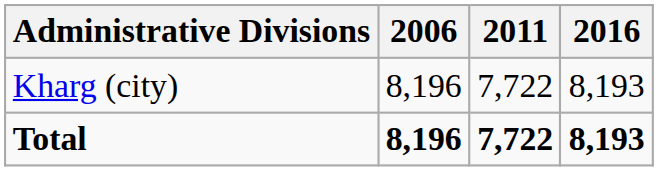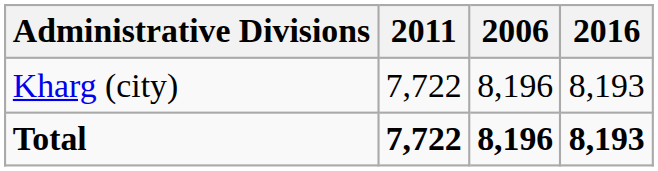columns swapped: (424, 31) <-> (515, 31)
